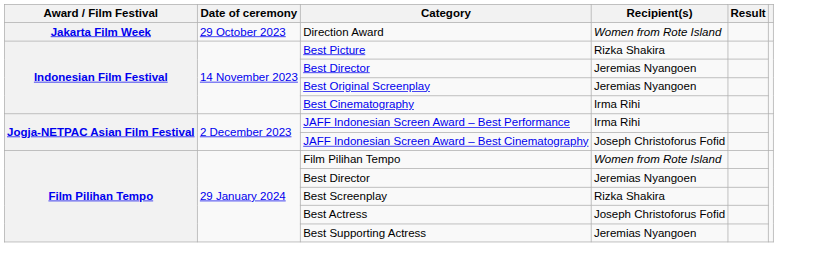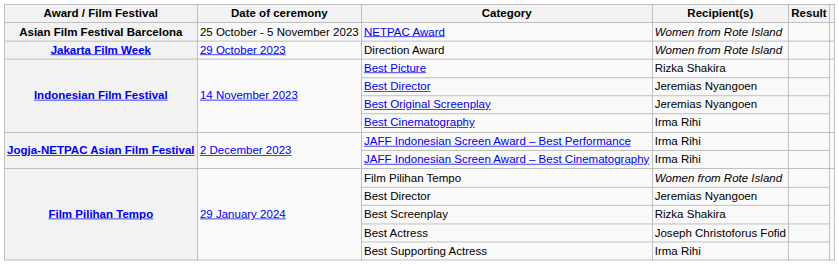+ row: (101, 31)
(660, 141) Joseph Christoforus Fofid -> (678, 159) Irma Rihi
(645, 232) Jeremias Nyangoen -> (678, 251) Irma Rihi
